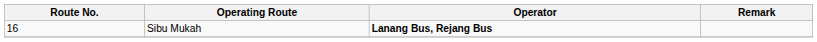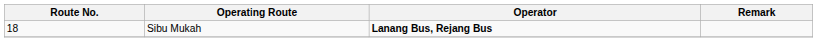(12, 28) 16 -> (12, 28) 18
